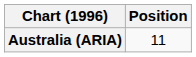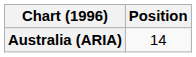(158, 39) 11 -> (158, 39) 14
